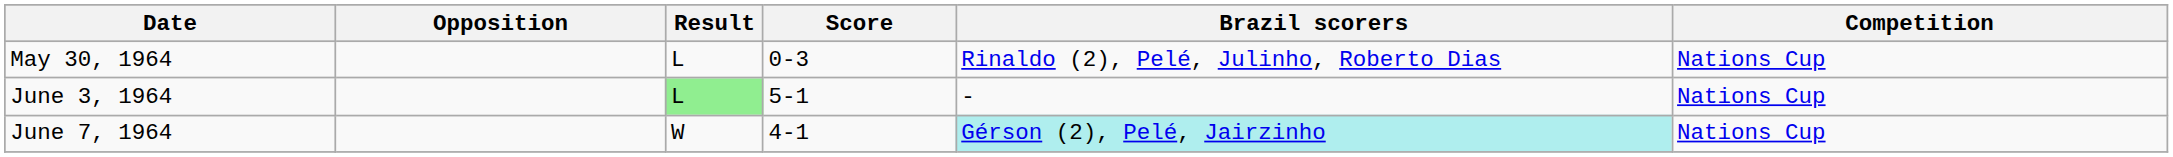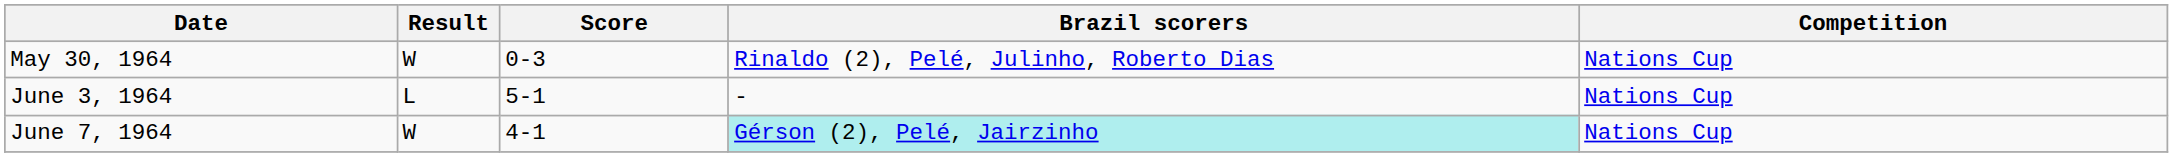- column: (500, 23)
(678, 60) L -> (409, 60) W
(678, 97) lightgreen background -> (409, 97) no background
